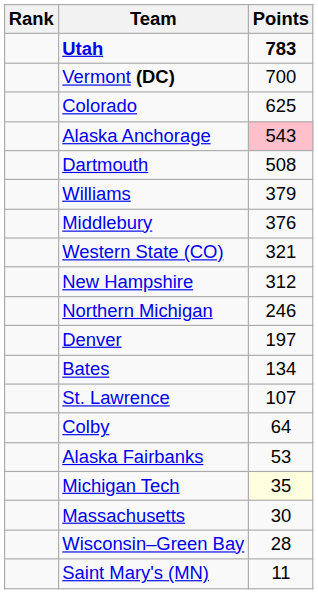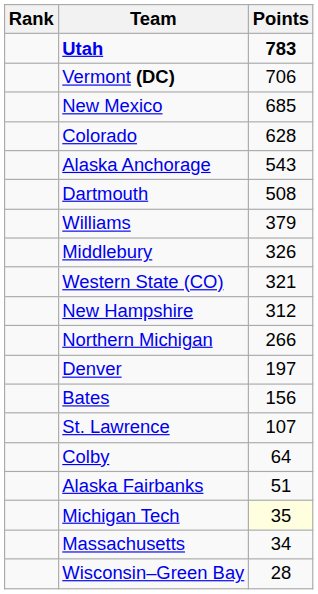(281, 77) 700 -> (281, 77) 706
+ row: (112, 106)
(281, 106) 625 -> (281, 135) 628
(281, 135) pink background -> (281, 164) no background
(281, 223) 376 -> (281, 252) 326
(281, 310) 246 -> (281, 340) 266
(281, 369) 134 -> (281, 398) 156
(281, 456) 53 -> (281, 485) 51
(281, 515) 30 -> (281, 544) 34
- row: (136, 573)
